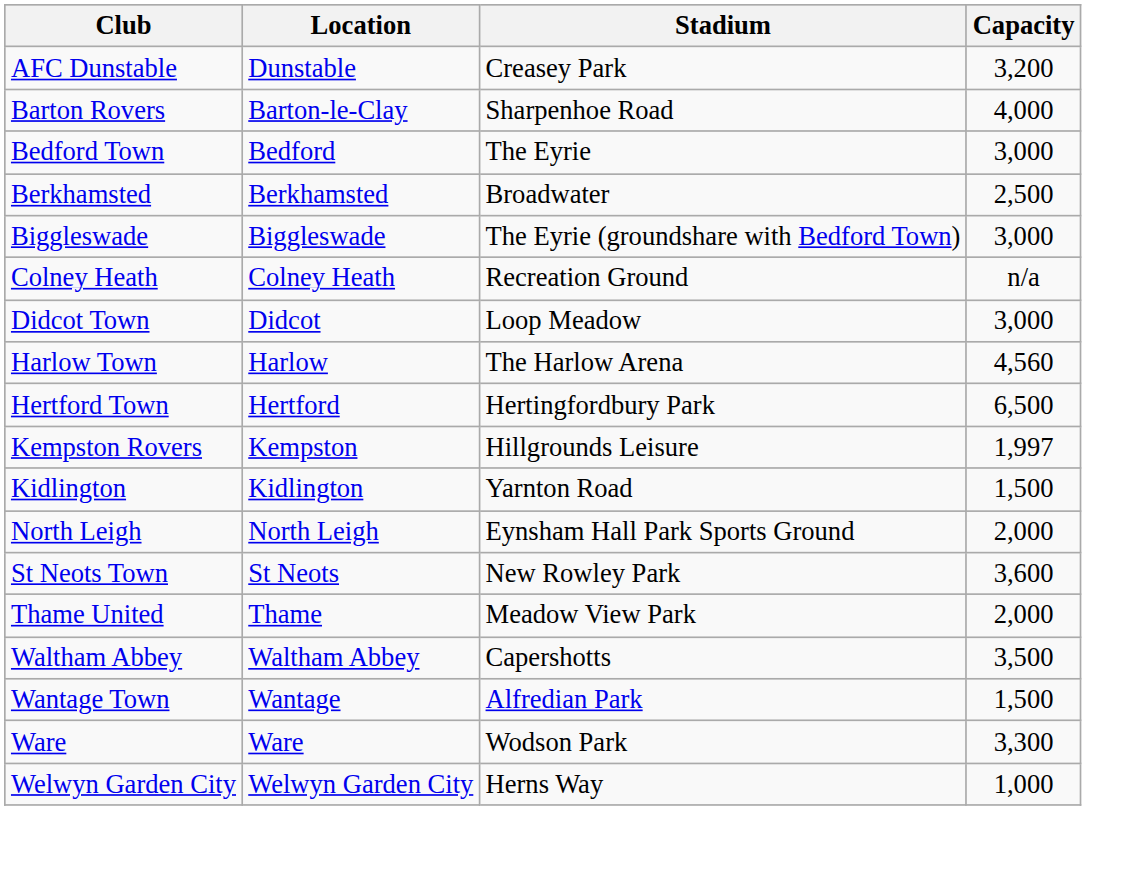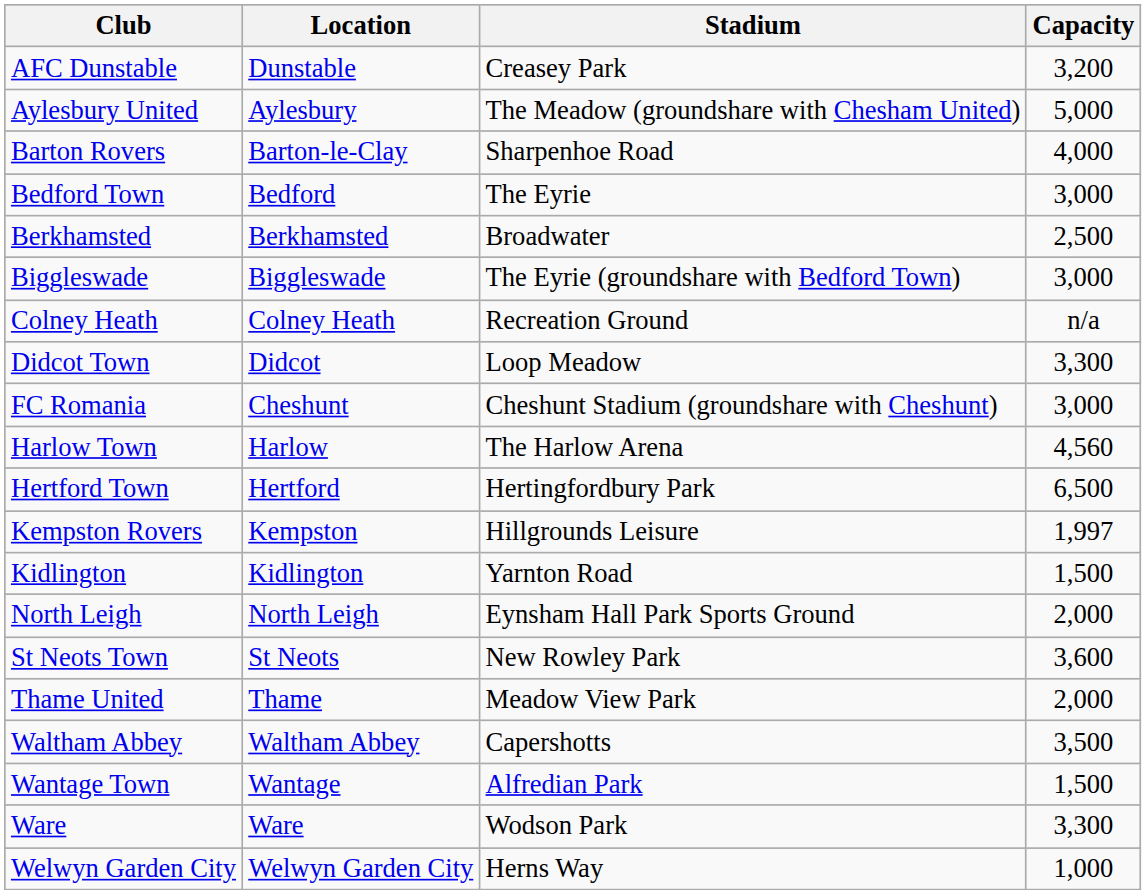+ row: (105, 109)
(1024, 320) 3,000 -> (1083, 362) 3,300
+ row: (78, 404)
